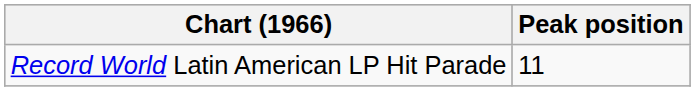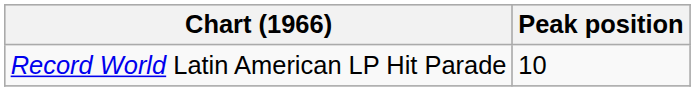(531, 65) 11 -> (532, 65) 10
